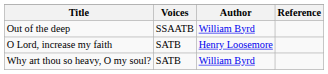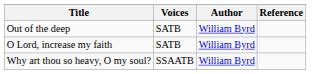(175, 28) SSAATB -> (168, 28) SATB
(236, 45) Henry Loosemore -> (227, 45) William Byrd
(168, 61) SATB -> (175, 61) SSAATB
